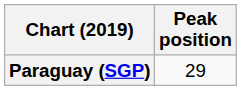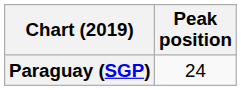(195, 70) 29 -> (195, 70) 24
